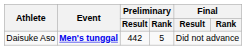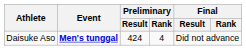(135, 39) 442 -> (135, 39) 424
(162, 39) 5 -> (162, 39) 4
